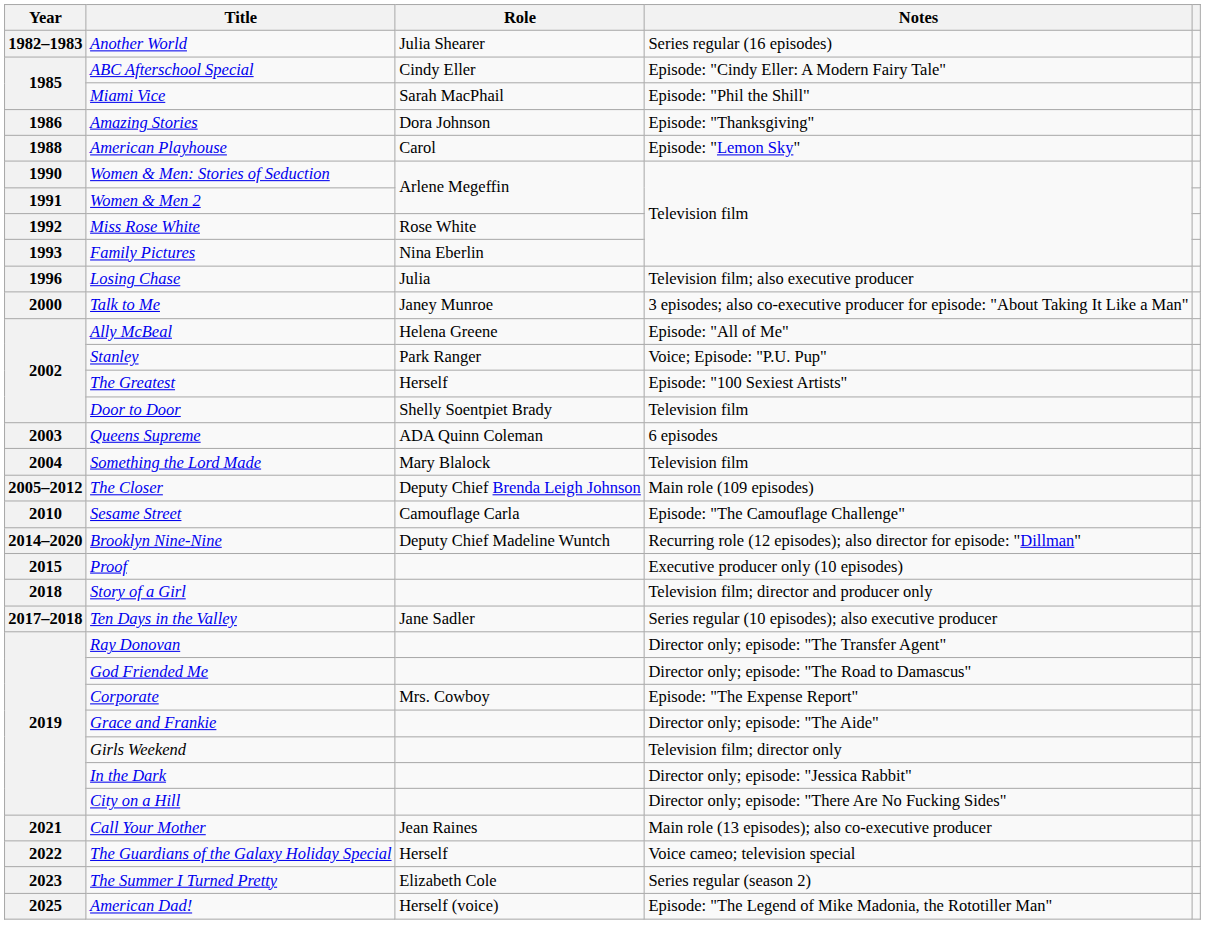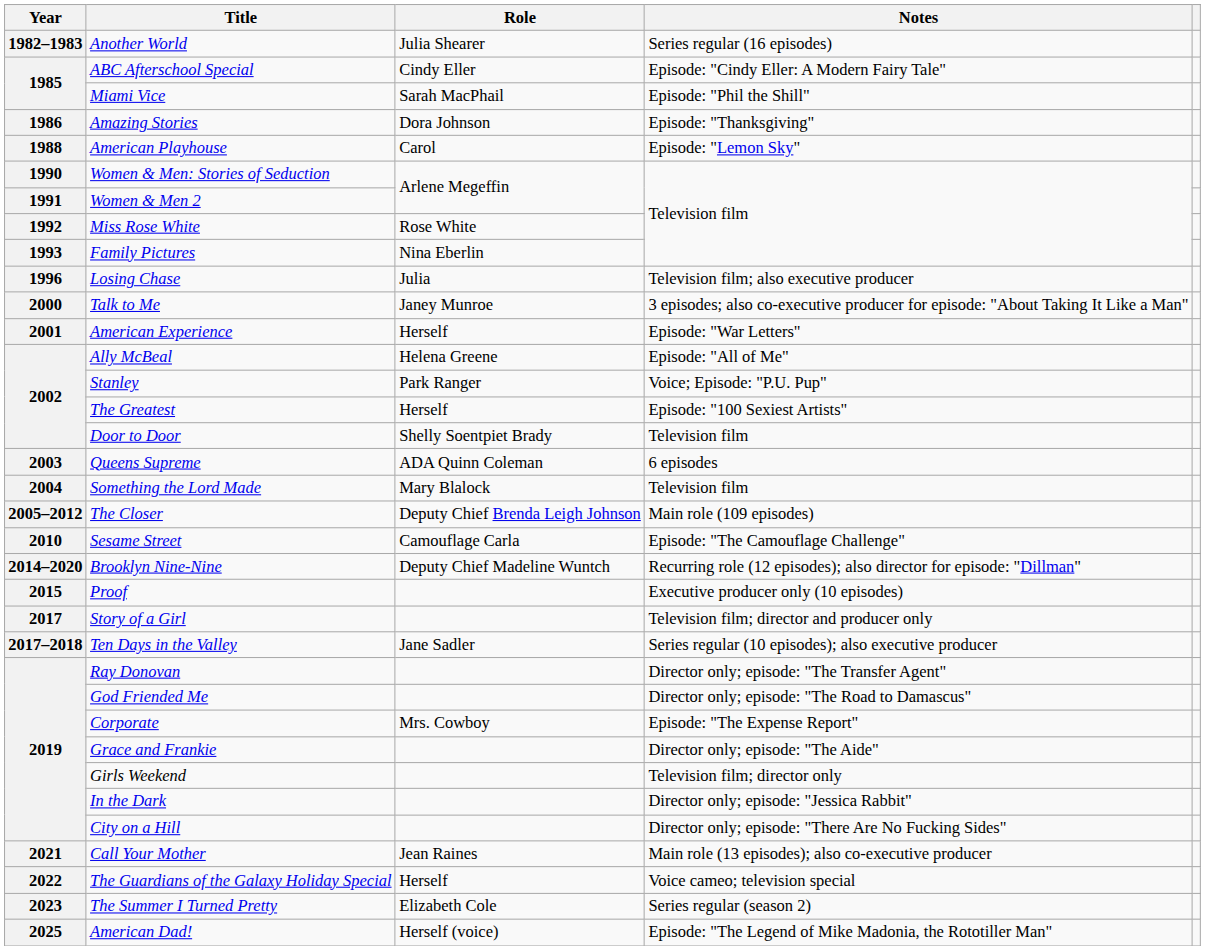+ row: (161, 331)
(45, 592) 2018 -> (45, 618) 2017
